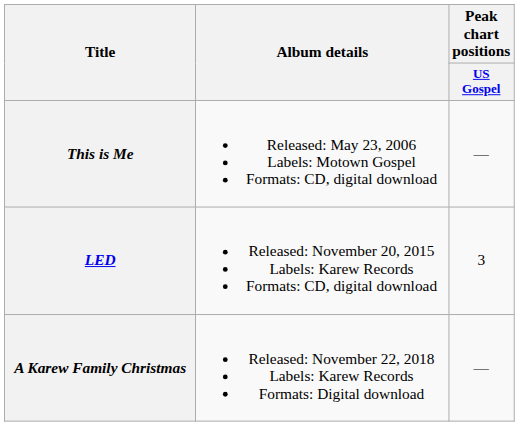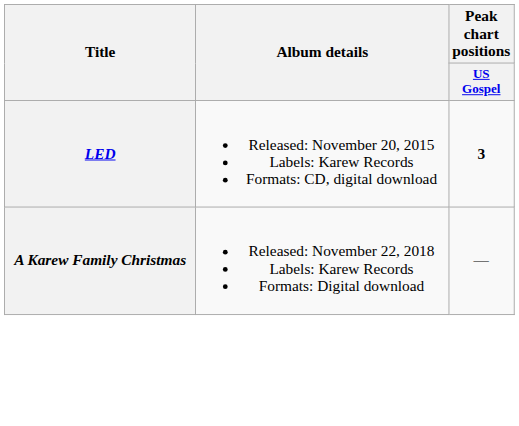- row: (100, 153)
(481, 260) normal -> (481, 153) bold
